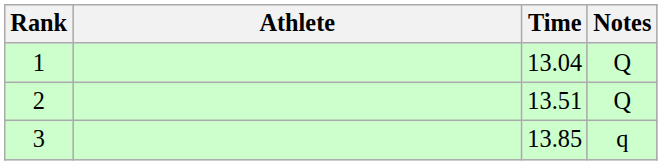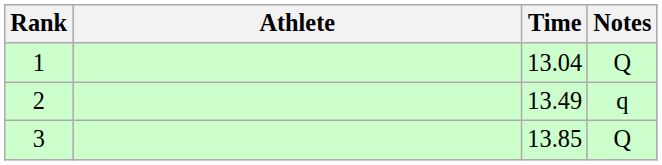(555, 100) 13.51 -> (555, 100) 13.49
(622, 100) Q -> (622, 100) q
(622, 139) q -> (622, 139) Q
